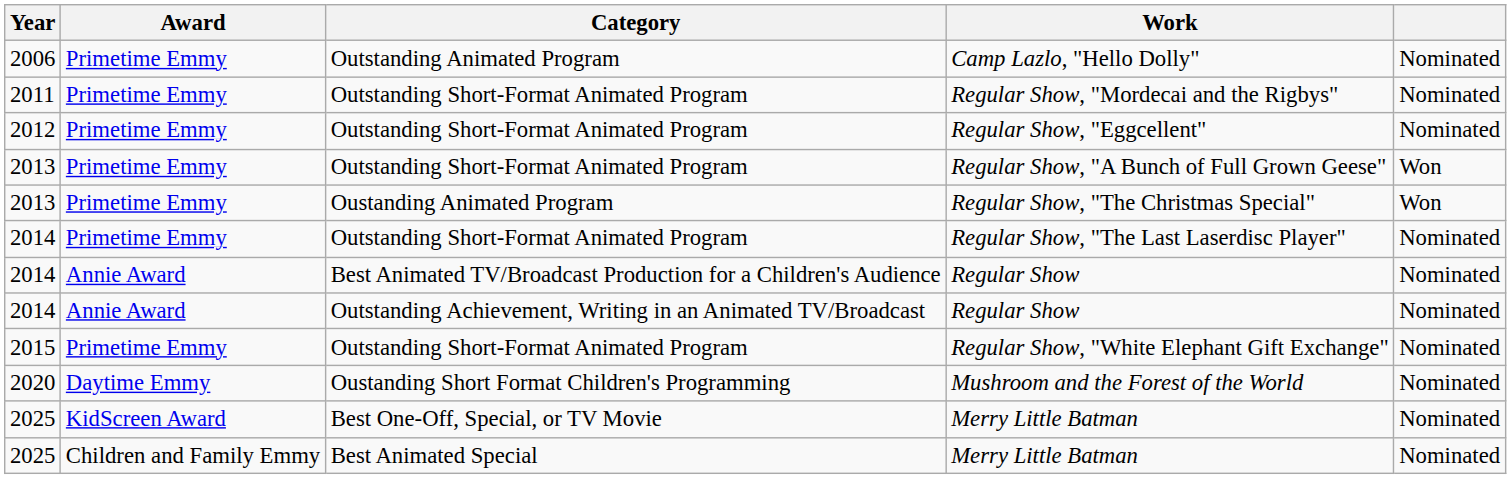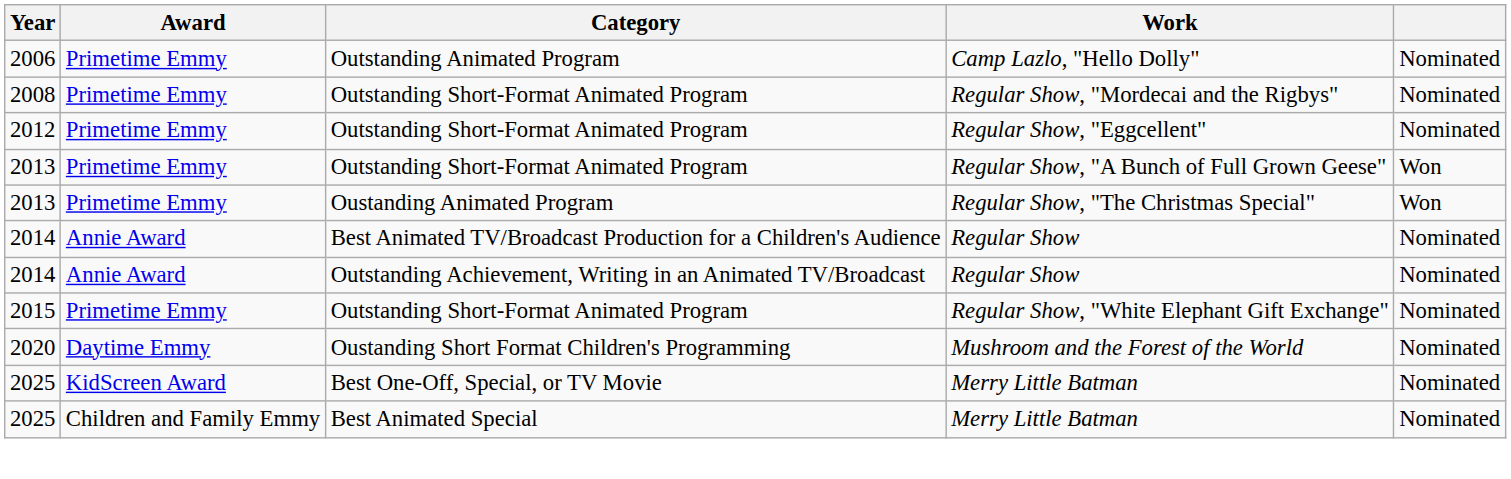(32, 94) 2011 -> (33, 94) 2008
- row: (539, 238)
